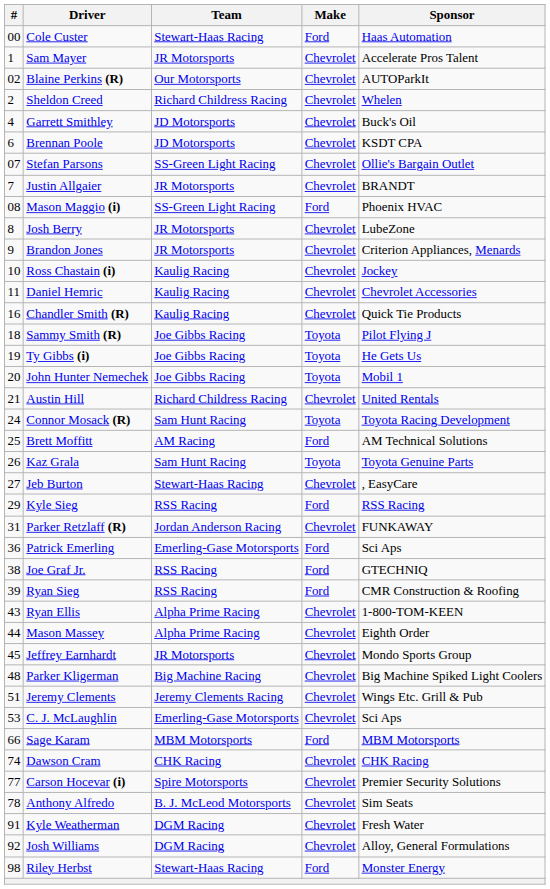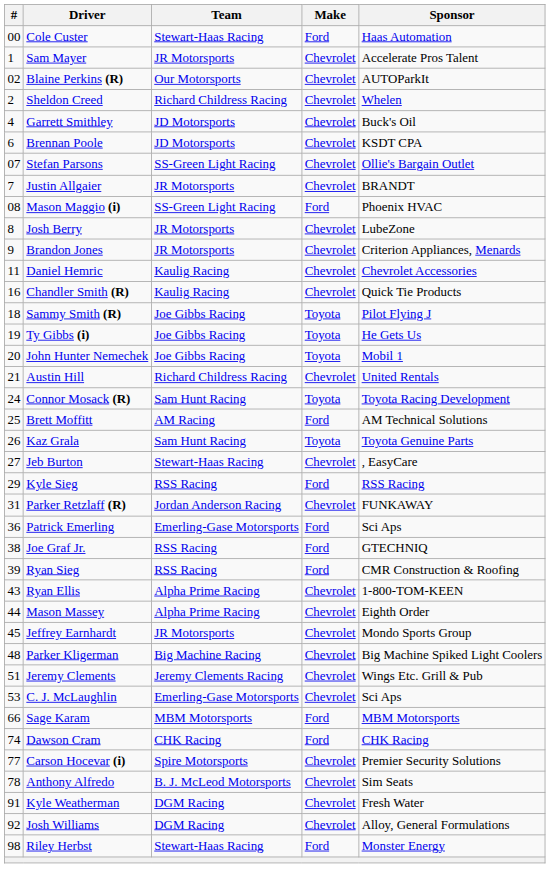- row: (71, 270)
(330, 760) Chevrolet -> (317, 739) Ford
